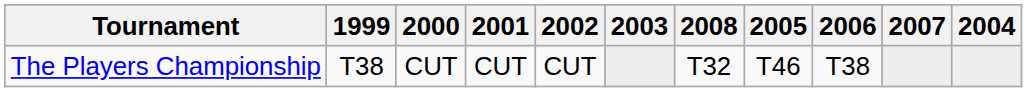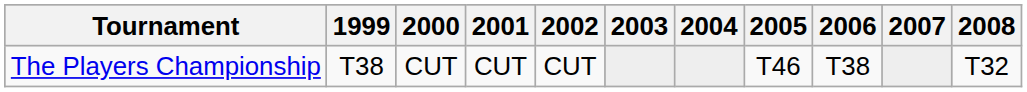columns swapped: (987, 25) <-> (709, 25)
